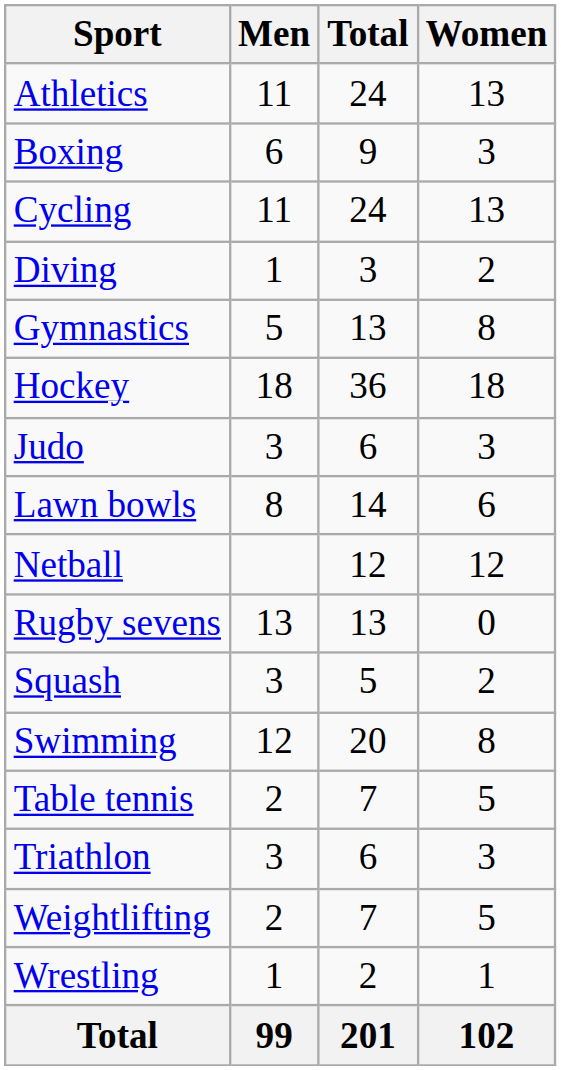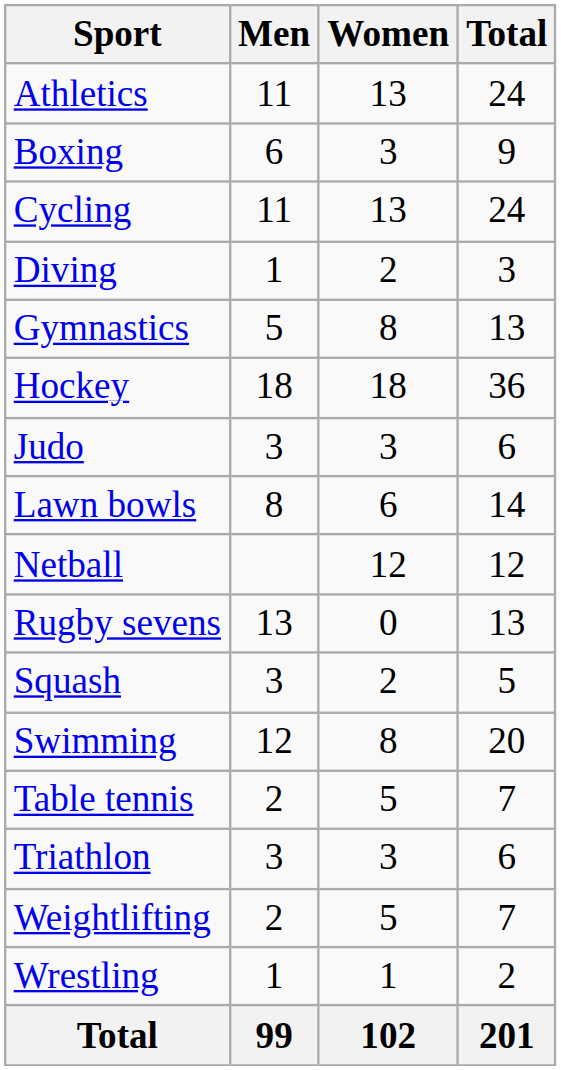columns swapped: (486, 33) <-> (368, 33)
